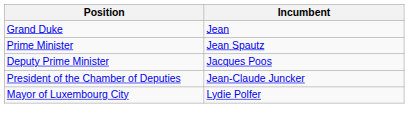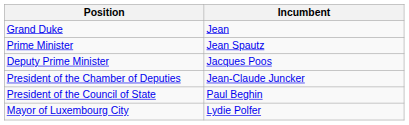+ row: (81, 95)
